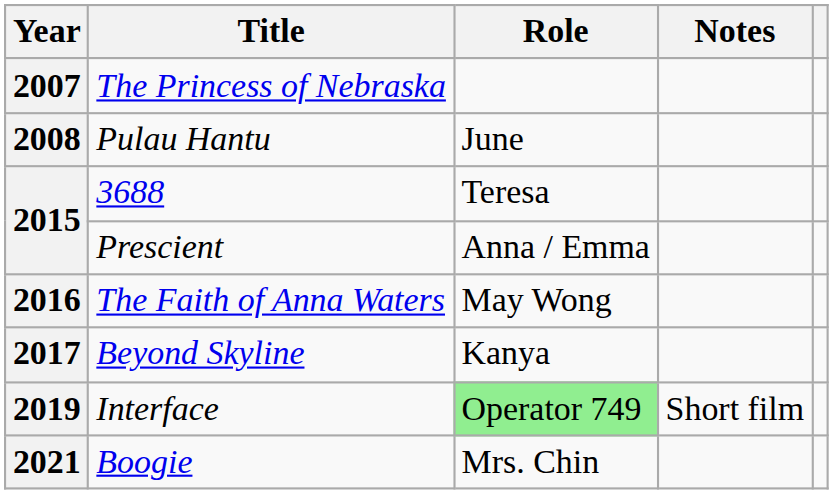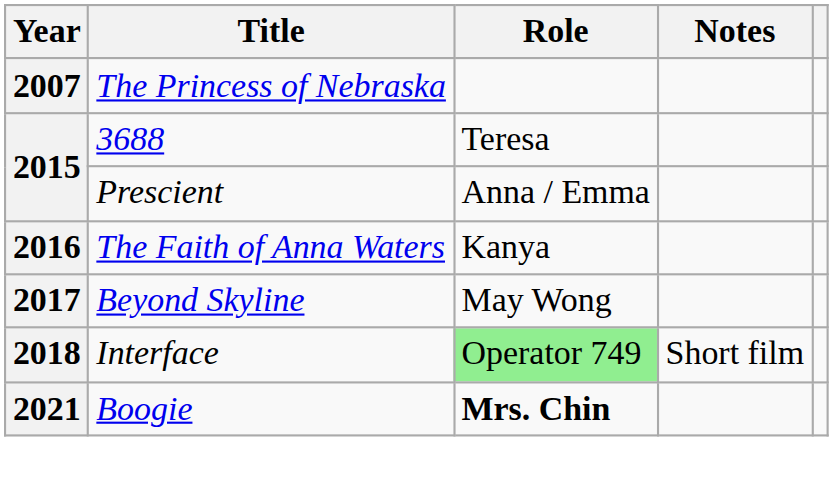- row: (184, 138)
(537, 300) May Wong -> (506, 246) Kanya
(506, 354) Kanya -> (537, 300) May Wong
(47, 407) 2019 -> (47, 354) 2018
(530, 461) normal -> (536, 407) bold
